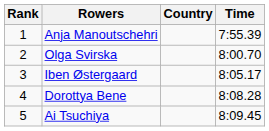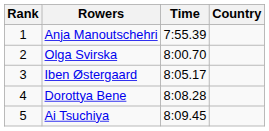columns swapped: (188, 14) <-> (240, 14)
